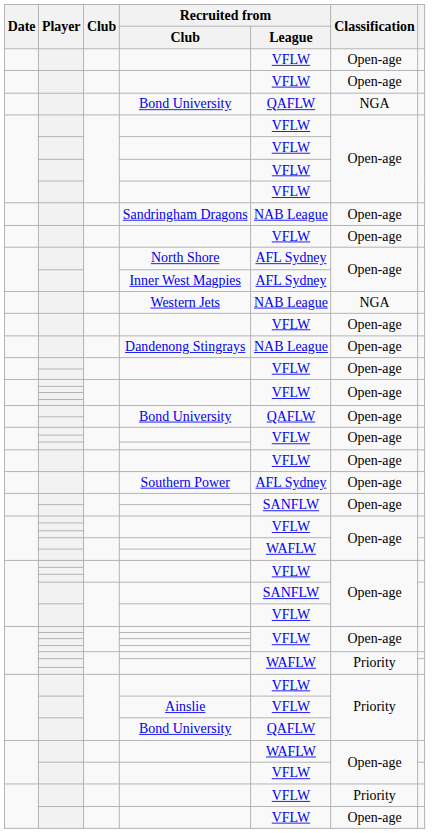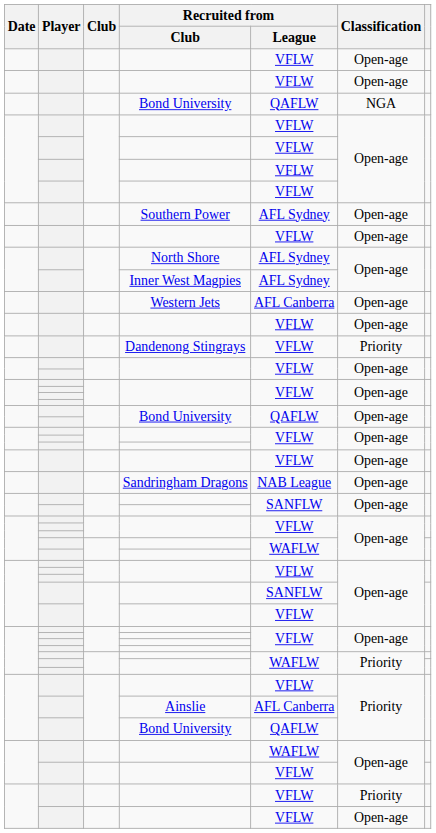rows swapped: (22, 214) <-> (22, 483)
(291, 302) NAB League -> (294, 302) AFL Canberra
(375, 302) NGA -> (381, 302) Open-age
(291, 346) NAB League -> (294, 346) VFLW
(375, 346) Open-age -> (381, 346) Priority
(291, 707) VFLW -> (294, 707) AFL Canberra
